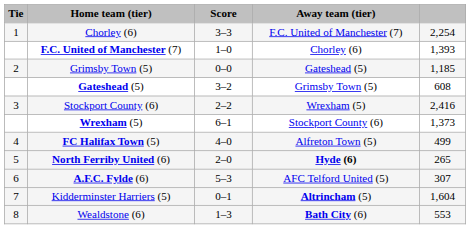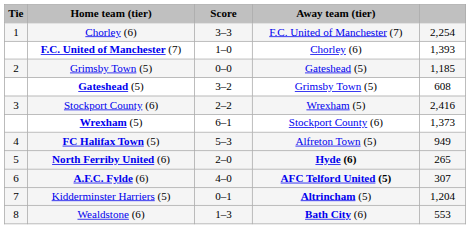(223, 142) 4–0 -> (223, 142) 5–3
(443, 142) 499 -> (443, 142) 949
(223, 178) 5–3 -> (223, 178) 4–0
(336, 178) normal -> (336, 178) bold
(443, 196) 1,604 -> (443, 196) 1,204
